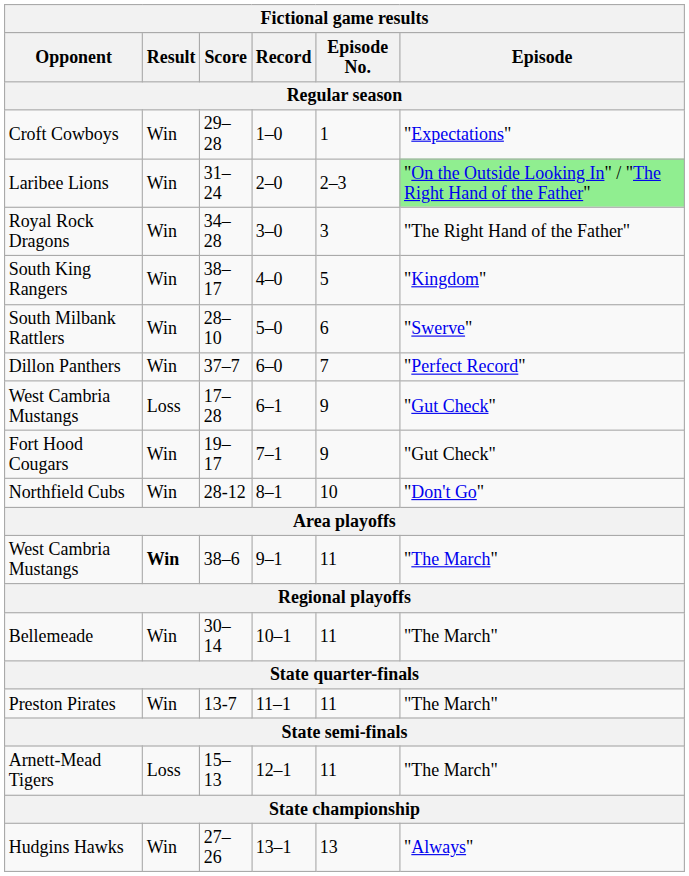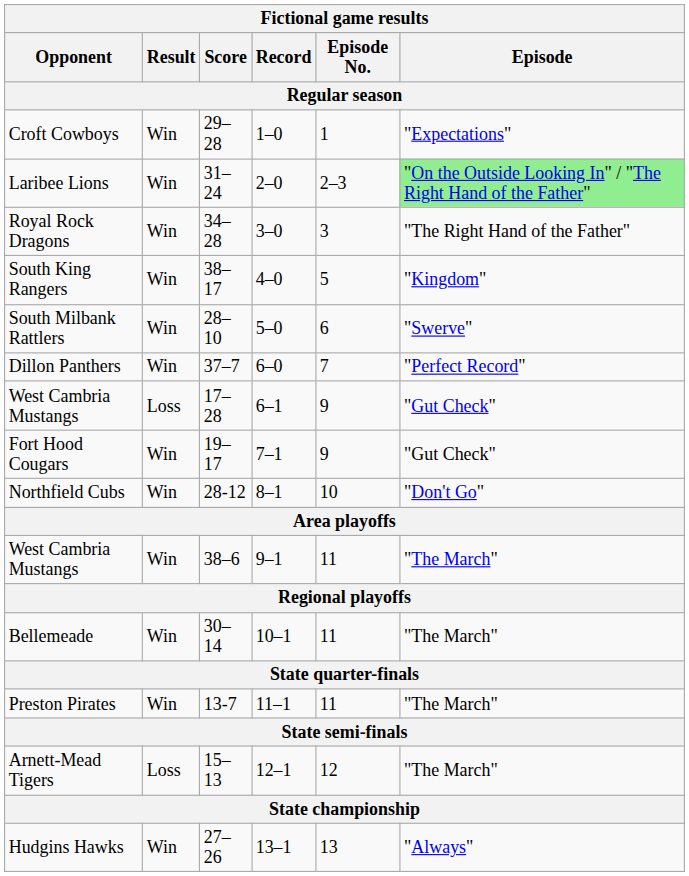(163, 559) bold -> (162, 559) normal
(328, 770) 11 -> (329, 770) 12
